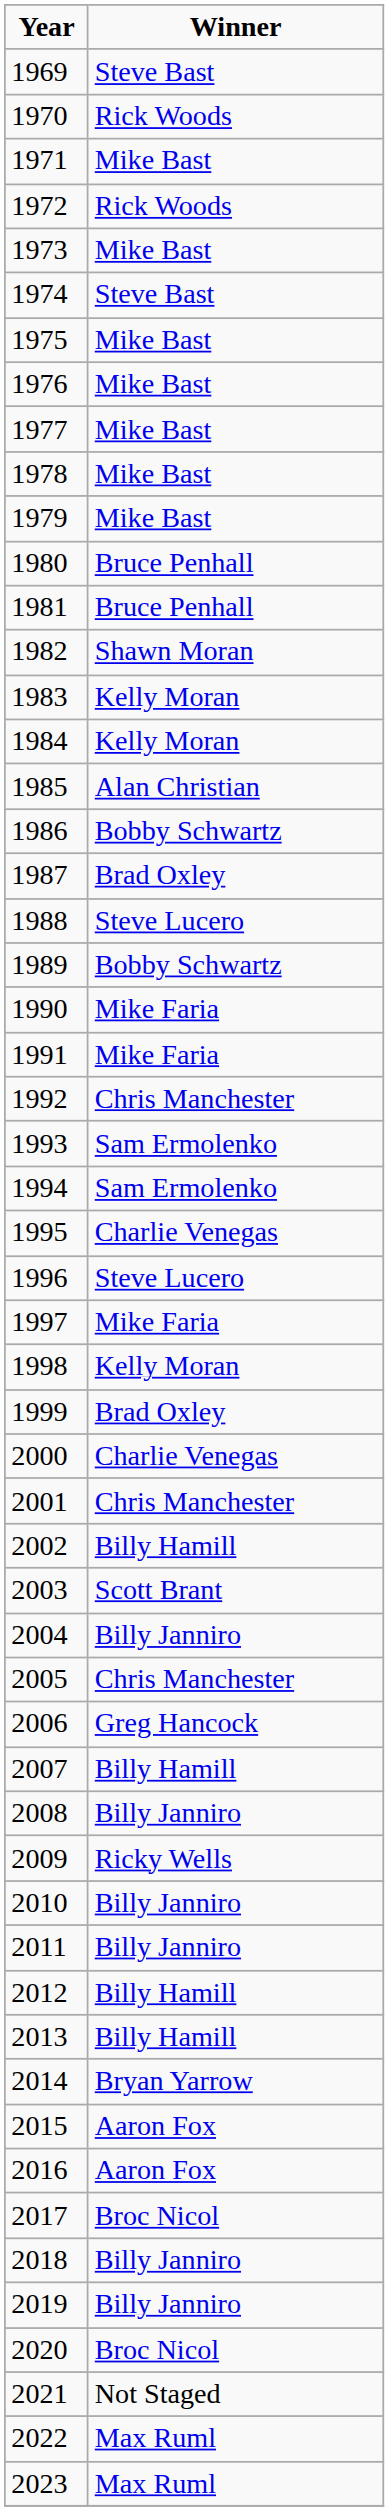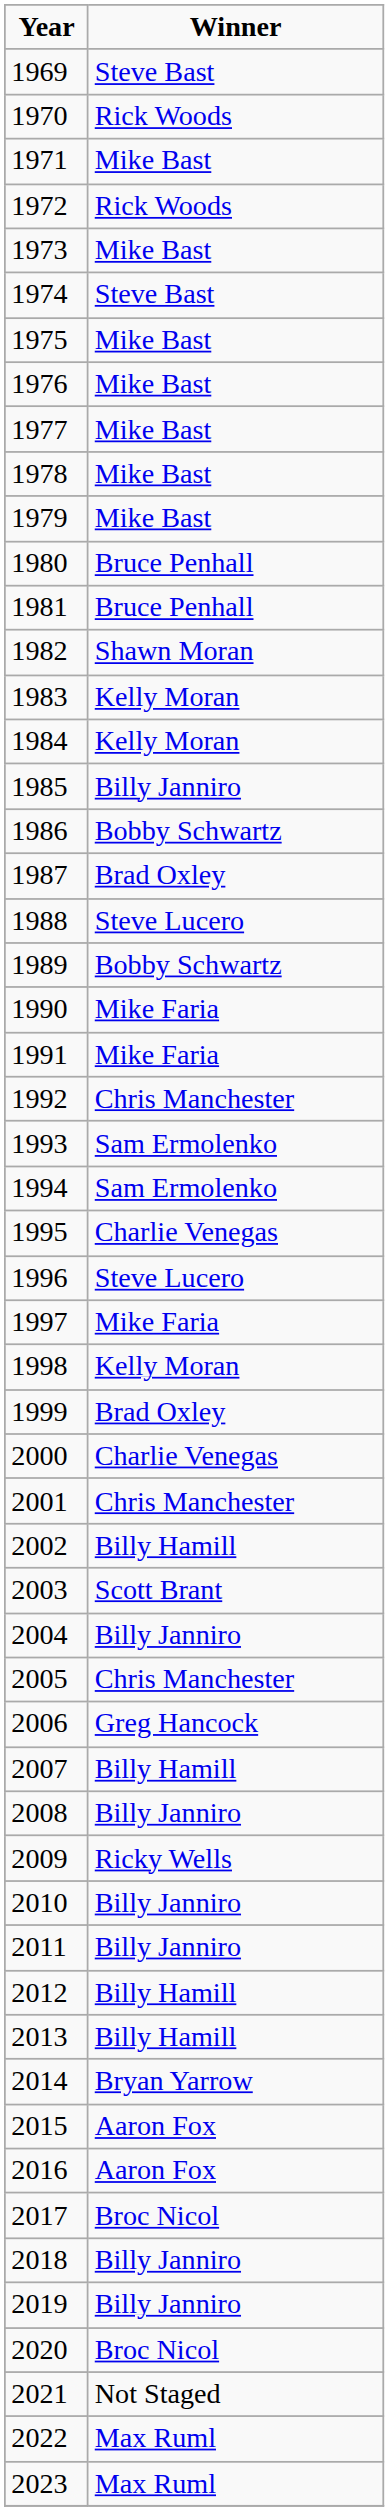(177, 786) Alan Christian -> (168, 786) Billy Janniro
